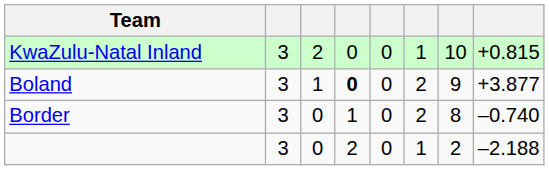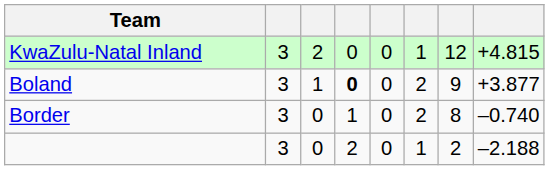(456, 52) 10 -> (456, 52) 12
(509, 52) +0.815 -> (509, 52) +4.815
